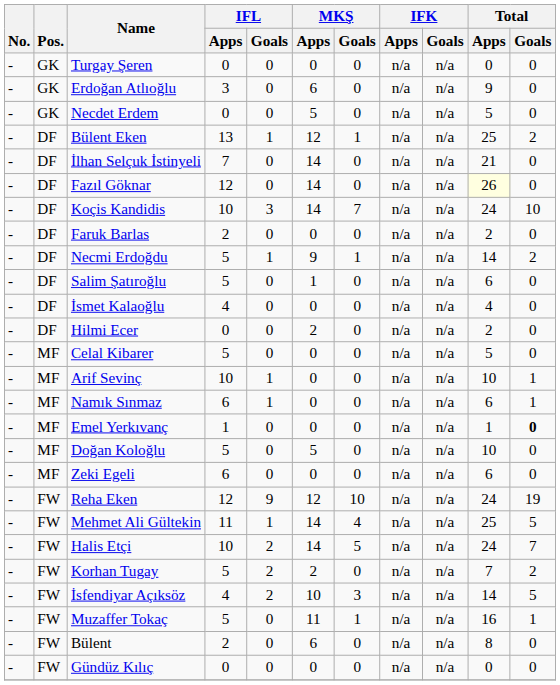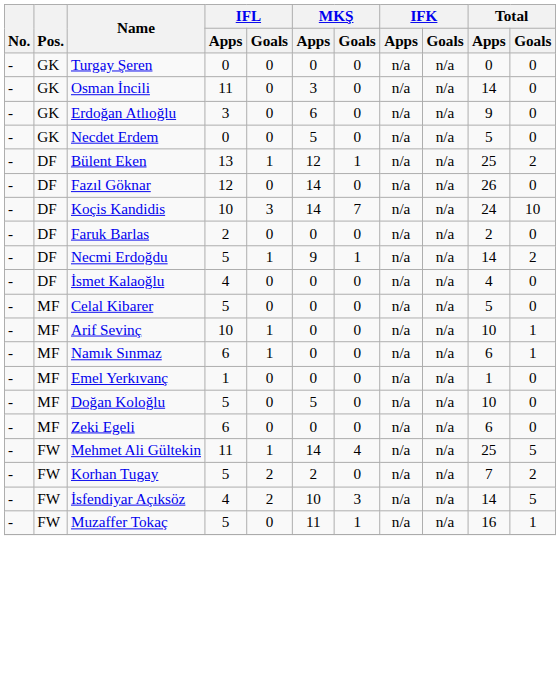+ row: (110, 88)
- row: (136, 161)
(489, 185) lightyellow background -> (489, 185) no background
- row: (118, 281)
- row: (105, 329)
(533, 426) bold -> (533, 378) normal
- row: (104, 498)
- row: (101, 546)
- row: (91, 643)
- row: (112, 667)
